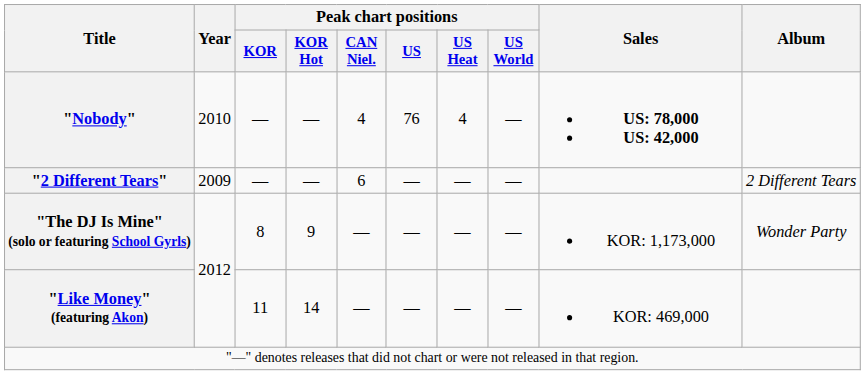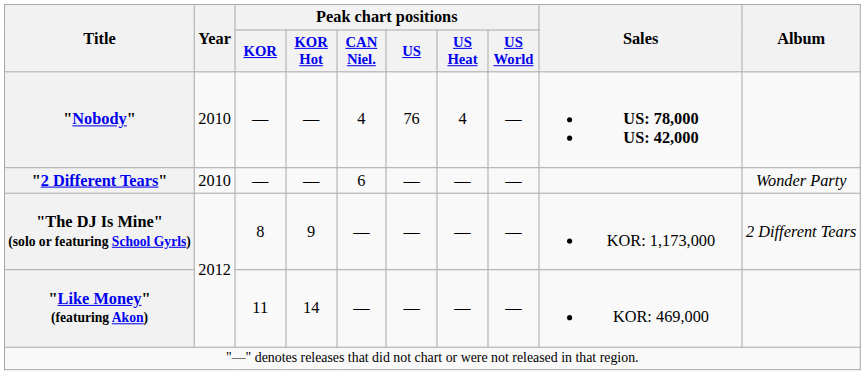(215, 180) 2009 -> (215, 180) 2010
(801, 180) 2 Different Tears -> (801, 180) Wonder Party
(801, 231) Wonder Party -> (801, 231) 2 Different Tears
